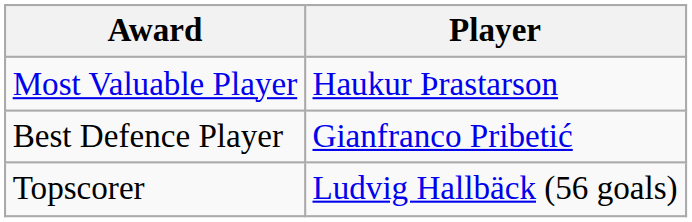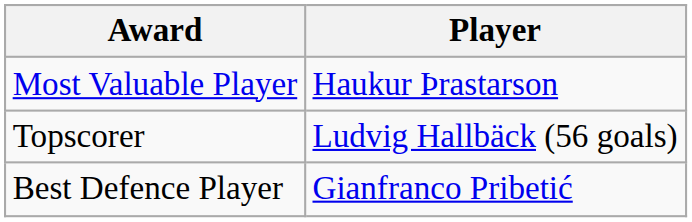rows swapped: (148, 135) <-> (79, 188)
